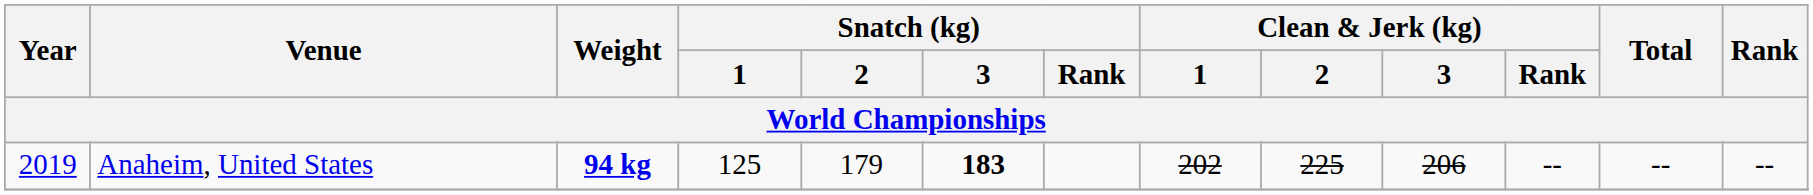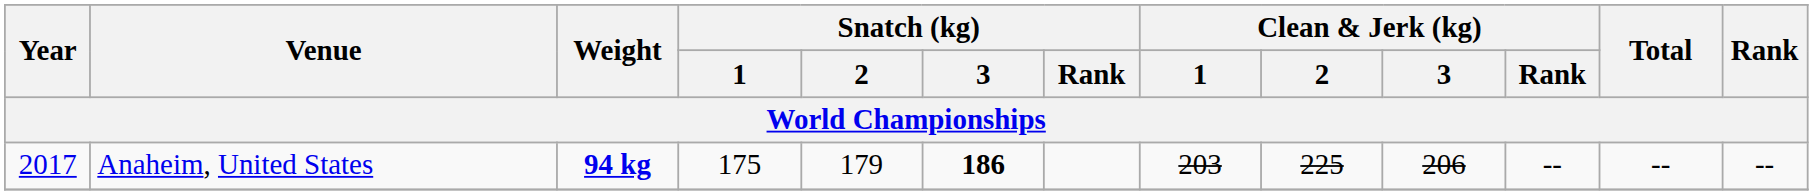(48, 165) 2019 -> (48, 165) 2017
(739, 165) 125 -> (739, 165) 175
(983, 165) 183 -> (983, 165) 186
(1200, 165) 202 -> (1200, 165) 203
